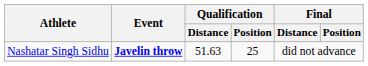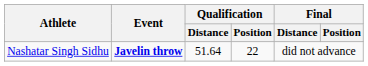(208, 51) 51.63 -> (208, 51) 51.64
(253, 51) 25 -> (253, 51) 22
